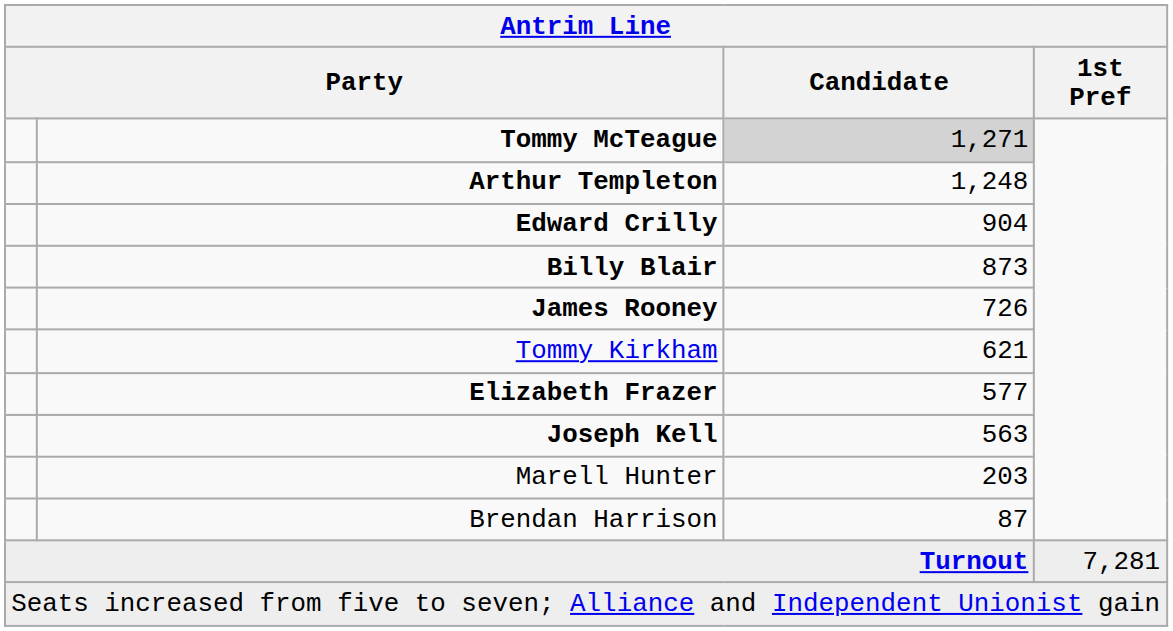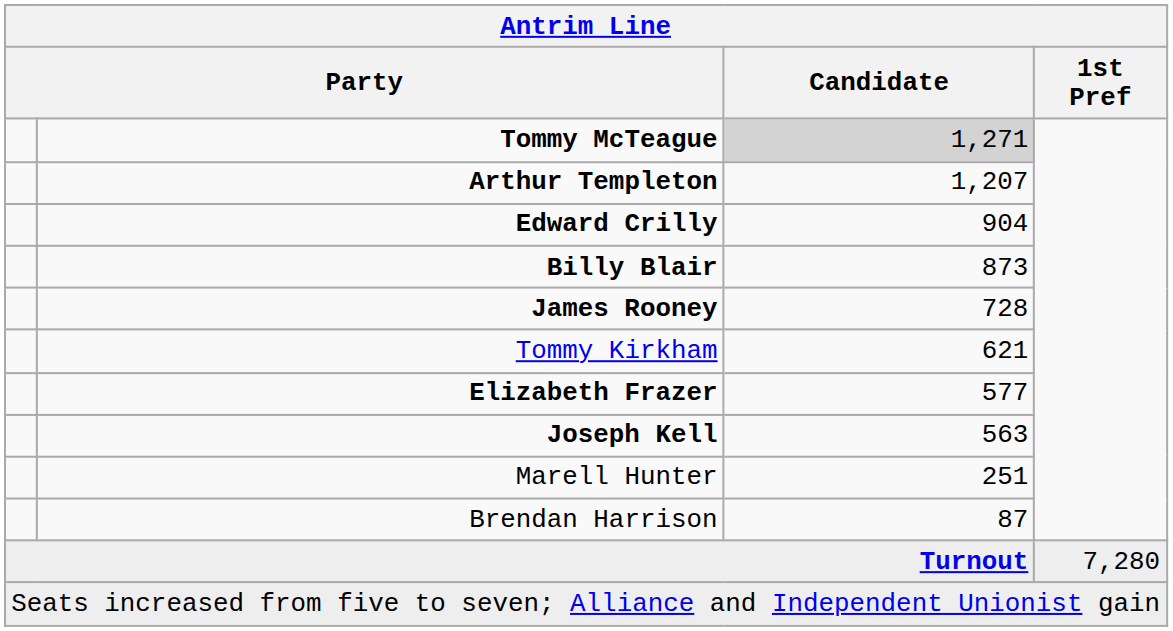(990, 182) 1,248 -> (990, 182) 1,207
(1005, 309) 726 -> (1005, 309) 728
(1005, 478) 203 -> (1005, 478) 251
(1121, 562) 7,281 -> (1121, 562) 7,280
